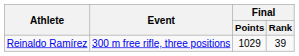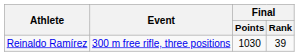(250, 44) 1029 -> (250, 44) 1030
